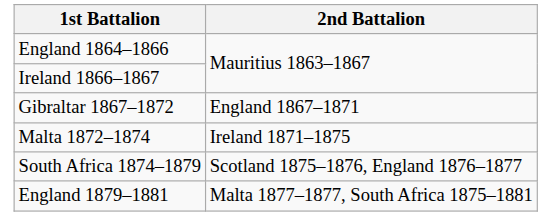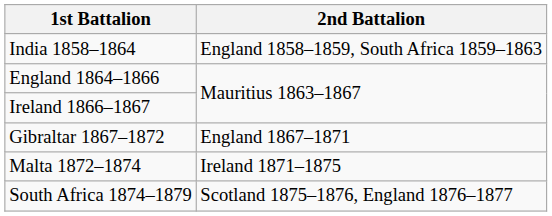+ row: (72, 48)
- row: (94, 195)
